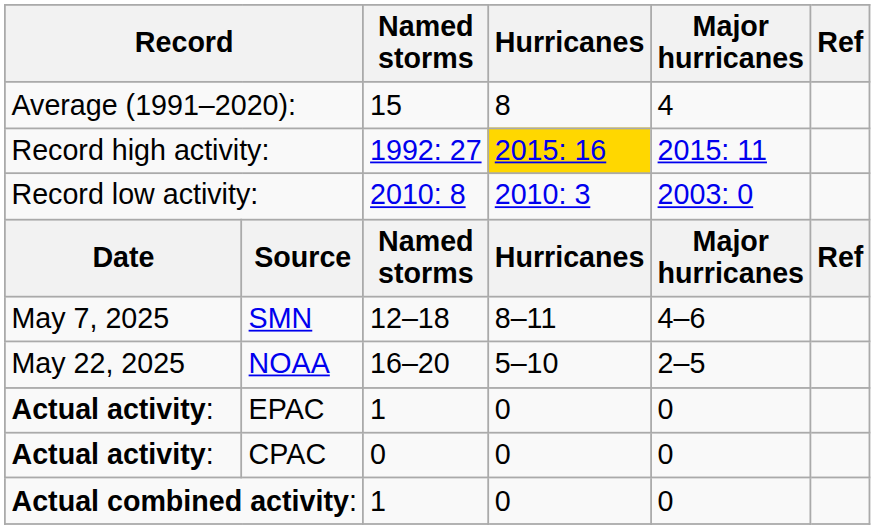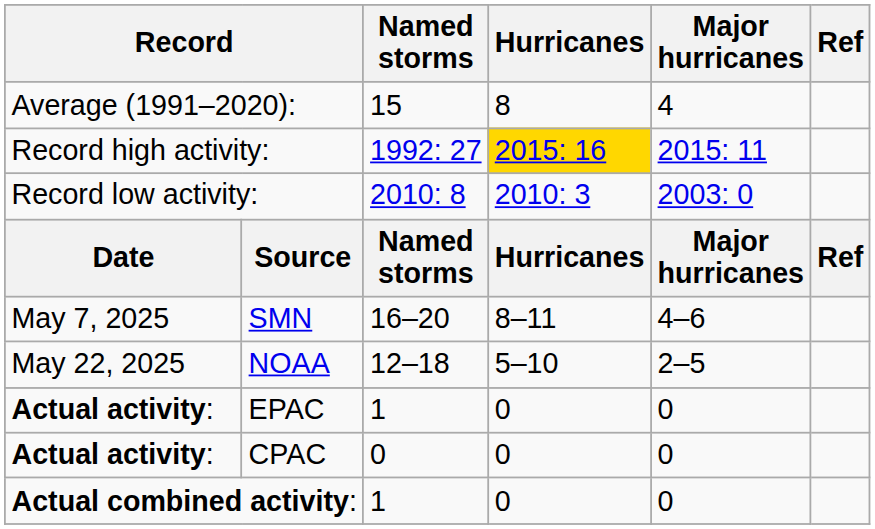(410, 318) 12–18 -> (410, 318) 16–20
(410, 364) 16–20 -> (410, 364) 12–18
